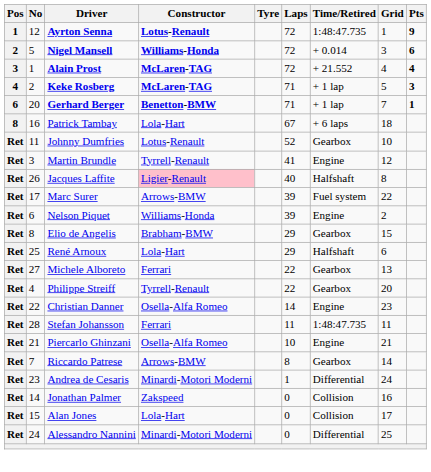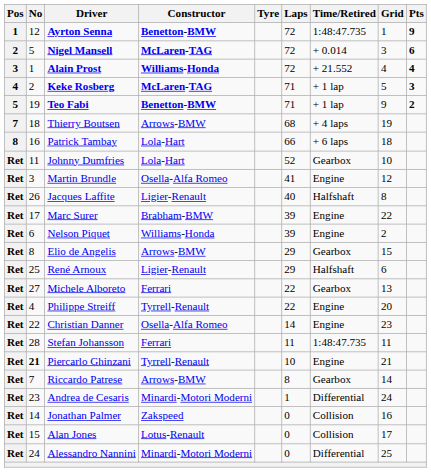(175, 32) Lotus-Renault -> (179, 32) Benetton-BMW
(180, 50) Williams-Honda -> (176, 50) McLaren-TAG
(176, 68) McLaren-TAG -> (180, 68) Williams-Honda
+ row: (68, 105)
- row: (86, 105)
+ row: (84, 123)
(290, 123) 67 -> (290, 141) 66
(173, 141) Lotus-Renault -> (163, 160) Lola-Hart
(175, 160) Tyrrell-Renault -> (184, 178) Osella-Alfa Romeo
(173, 178) pink background -> (173, 196) no background
(173, 196) Arrows-BMW -> (177, 215) Brabham-BMW
(339, 196) Fuel system -> (329, 215) Engine
(177, 233) Brabham-BMW -> (173, 251) Arrows-BMW
(163, 251) Lola-Hart -> (173, 269) Ligier-Renault
(332, 288) Gearbox -> (329, 306) Engine
(34, 343) normal -> (34, 361) bold
(184, 343) Osella-Alfa Romeo -> (175, 361) Tyrrell-Renault
(163, 416) Lola-Hart -> (173, 434) Lotus-Renault
